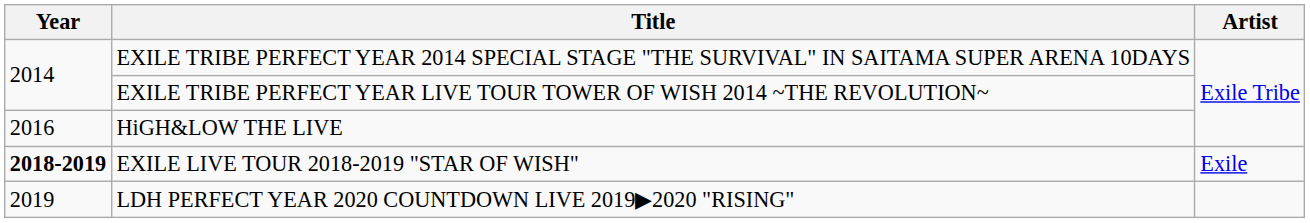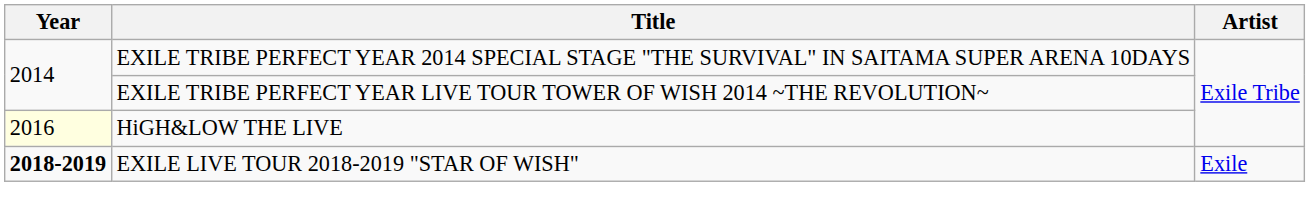(32, 127) no background -> (32, 127) lightyellow background
- row: (455, 199)
